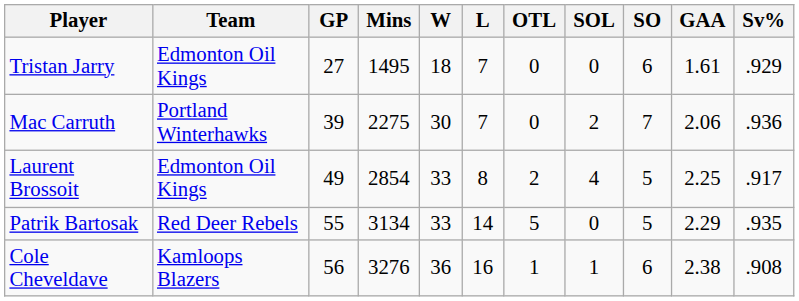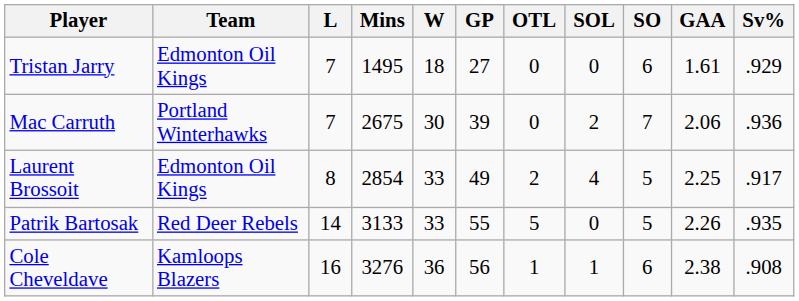columns swapped: (334, 20) <-> (483, 20)
(389, 122) 2275 -> (382, 122) 2675
(389, 223) 3134 -> (382, 223) 3133
(702, 223) 2.29 -> (702, 223) 2.26
